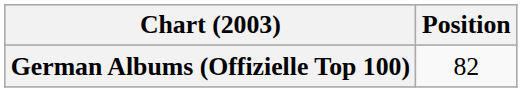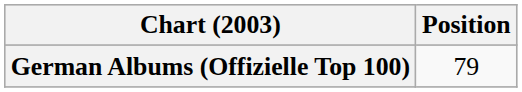(466, 65) 82 -> (466, 65) 79
